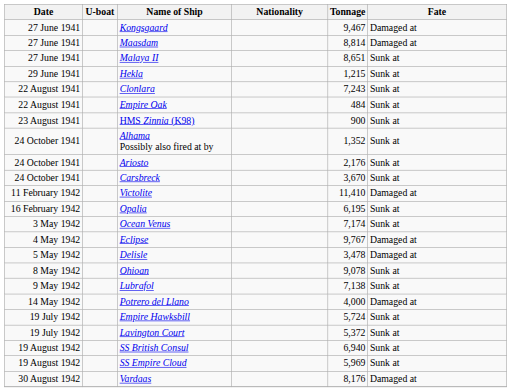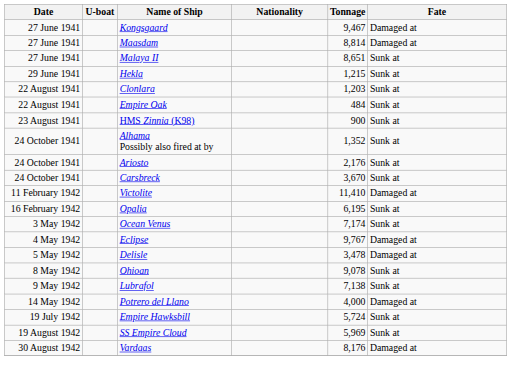(354, 89) 7,243 -> (354, 89) 1,203
- row: (152, 332)
- row: (154, 348)
